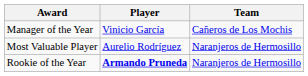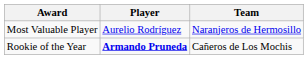- row: (50, 29)
(247, 63) Naranjeros de Hermosillo -> (242, 46) Cañeros de Los Mochis
